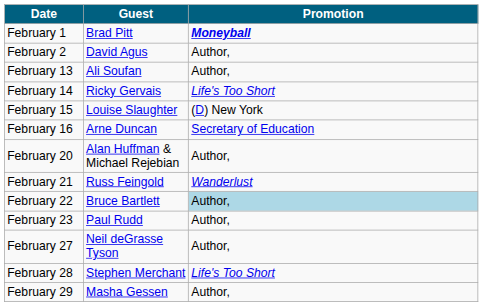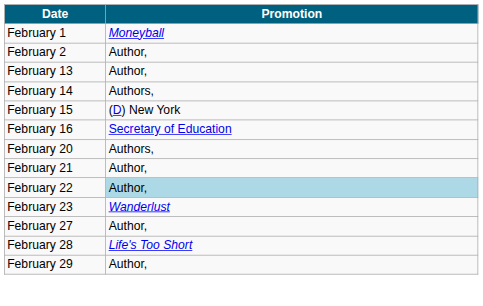- column: (136, 14)
(221, 33) bold -> (136, 33) normal
(233, 91) Life's Too Short -> (131, 91) Authors,
(211, 155) Author, -> (131, 149) Authors,
(222, 182) Wanderlust -> (128, 168) Author,
(211, 220) Author, -> (139, 206) Wanderlust
